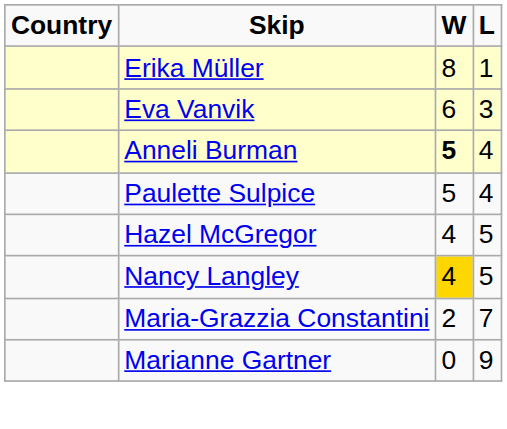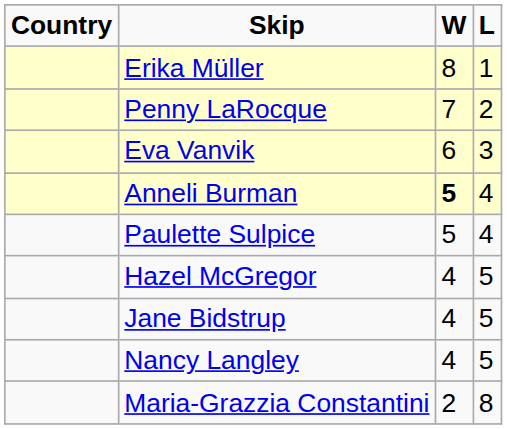+ row: (226, 109)
+ row: (205, 318)
(449, 276) gold background -> (449, 360) no background
(486, 318) 7 -> (486, 402) 8
- row: (228, 360)
